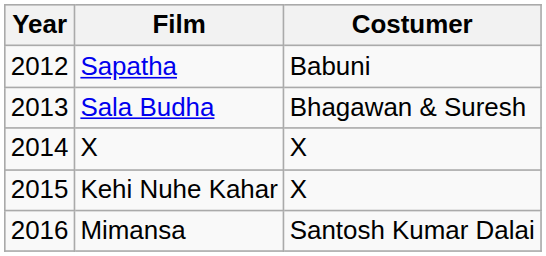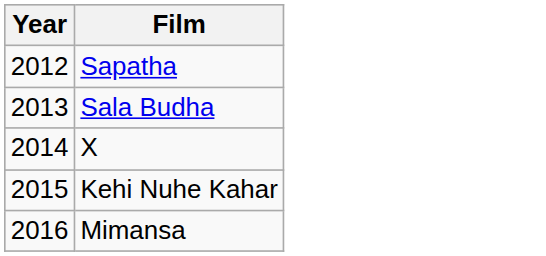- column: (412, 25)
